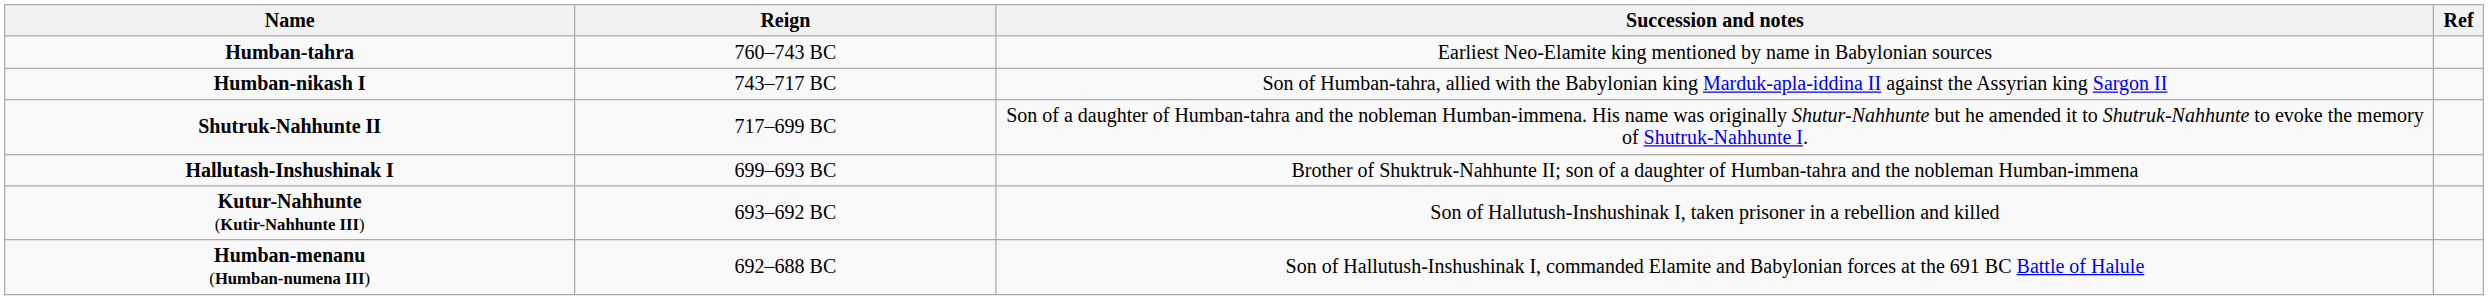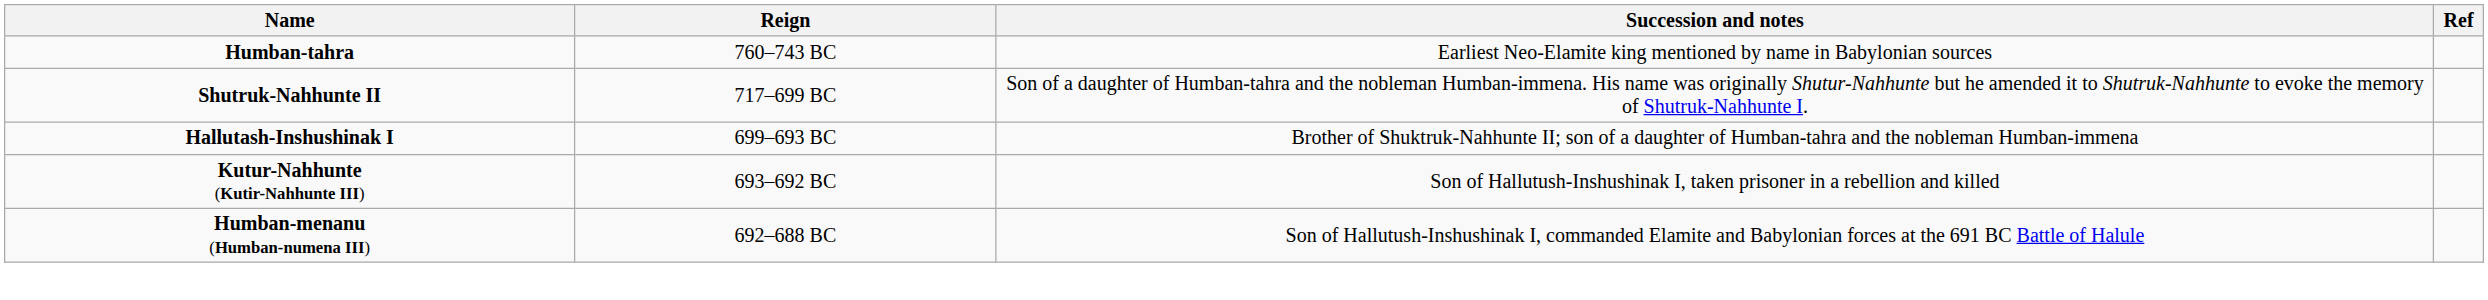- row: (290, 83)
